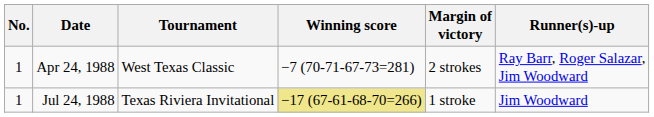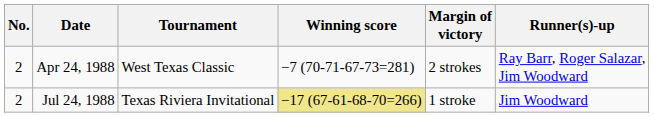(19, 67) 1 -> (19, 67) 2
(19, 100) 1 -> (19, 100) 2
